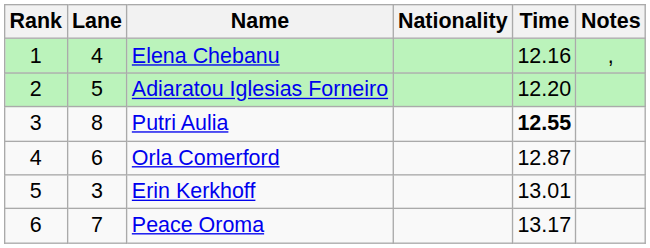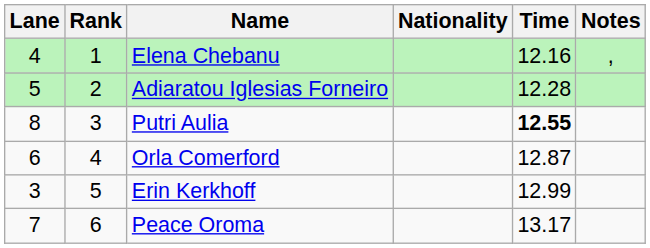columns swapped: (36, 21) <-> (97, 21)
(544, 89) 12.20 -> (544, 89) 12.28
(544, 191) 13.01 -> (544, 191) 12.99
